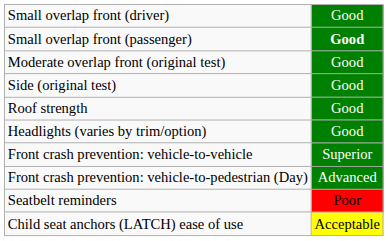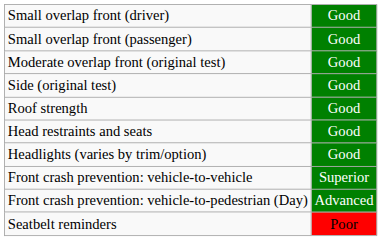(347, 39) bold -> (344, 39) normal
+ row: (80, 131)
- row: (125, 223)
